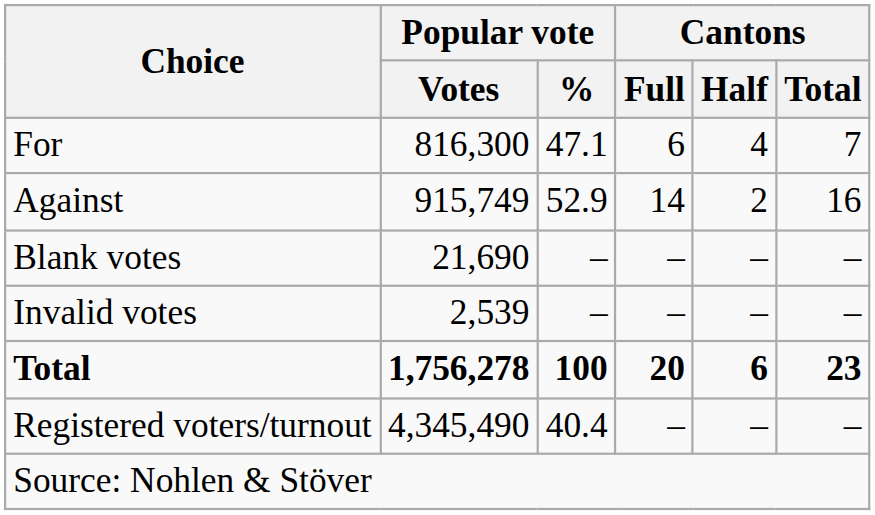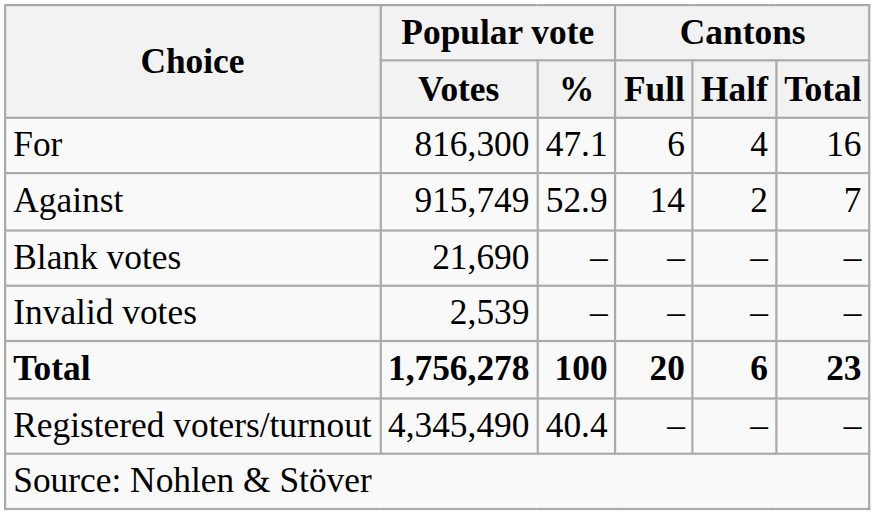(853, 144) 7 -> (844, 144) 16
(844, 200) 16 -> (853, 200) 7
